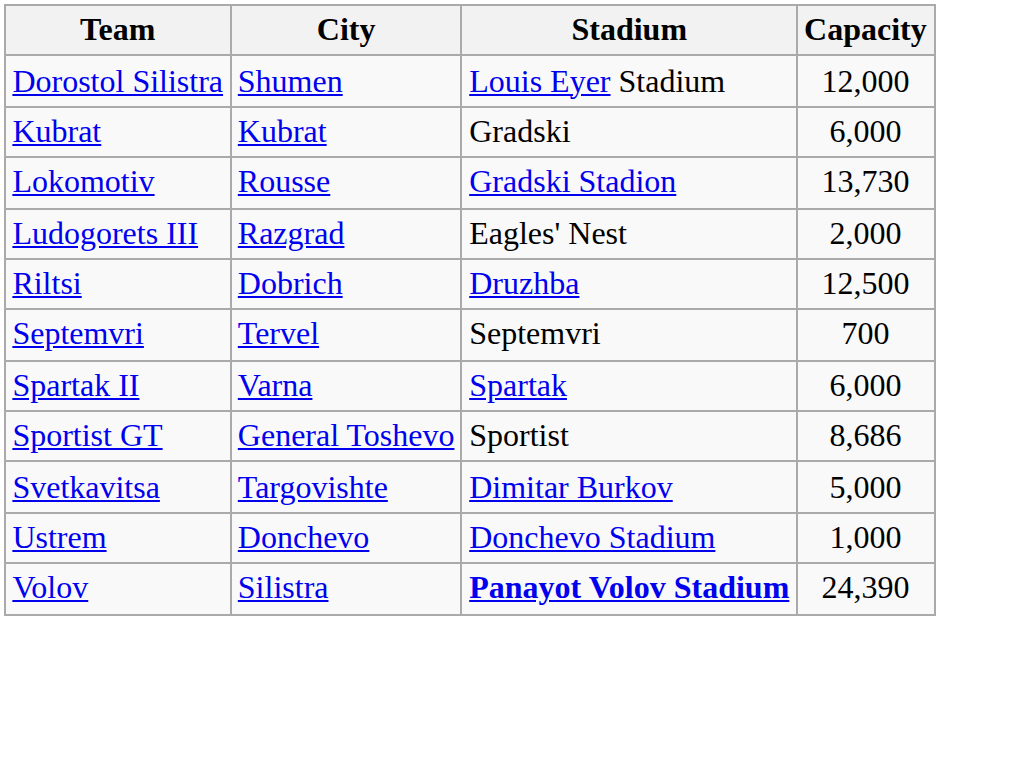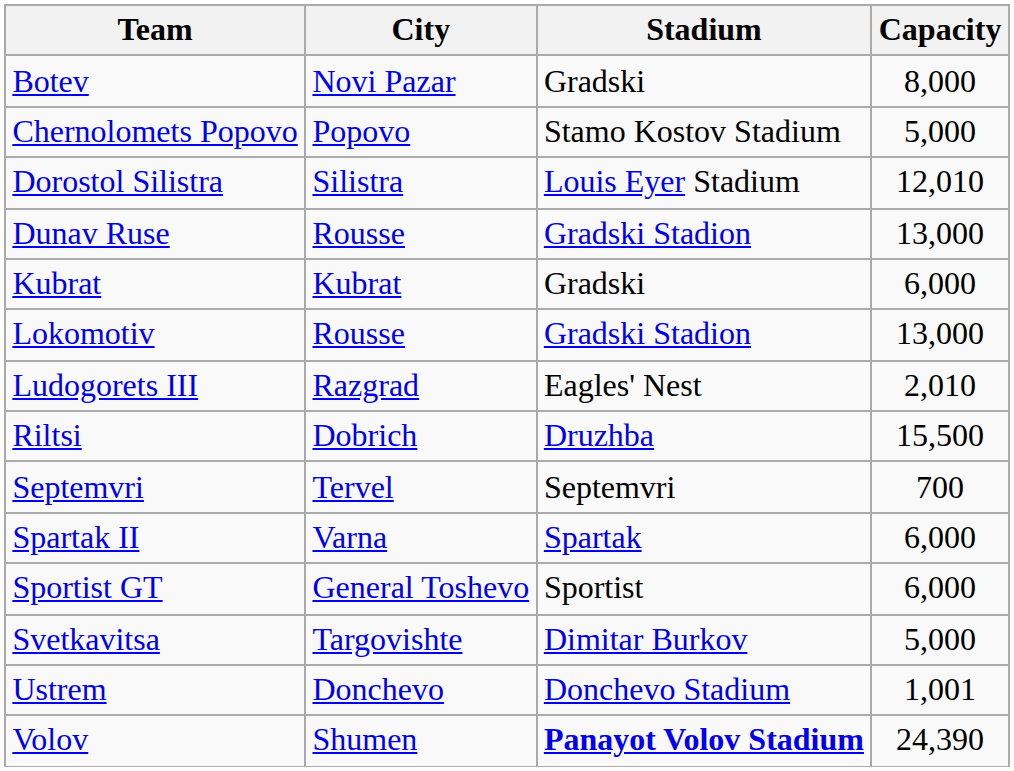+ row: (51, 80)
+ row: (155, 131)
(290, 80) Shumen -> (358, 182) Silistra
(865, 80) 12,000 -> (940, 182) 12,010
+ row: (91, 232)
(865, 182) 13,730 -> (940, 334) 13,000
(865, 232) 2,000 -> (940, 385) 2,010
(865, 283) 12,500 -> (940, 435) 15,500
(865, 435) 8,686 -> (940, 588) 6,000
(865, 537) 1,000 -> (940, 689) 1,001
(283, 588) Silistra -> (365, 740) Shumen
